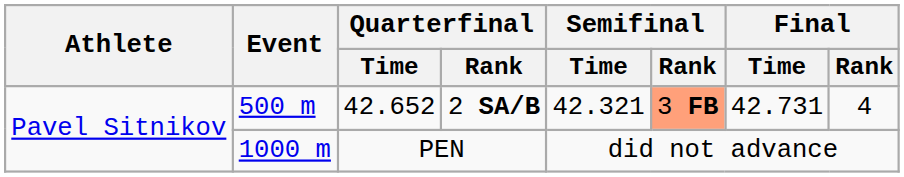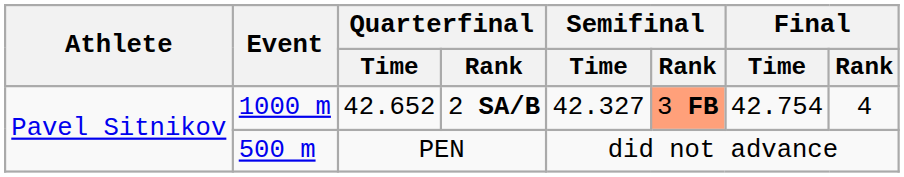(277, 108) 500 m -> (285, 108) 1000 m
(599, 108) 42.321 -> (599, 108) 42.327
(777, 108) 42.731 -> (777, 108) 42.754
(285, 151) 1000 m -> (277, 151) 500 m
